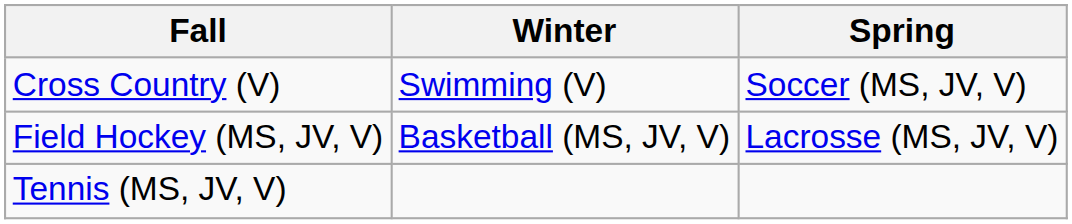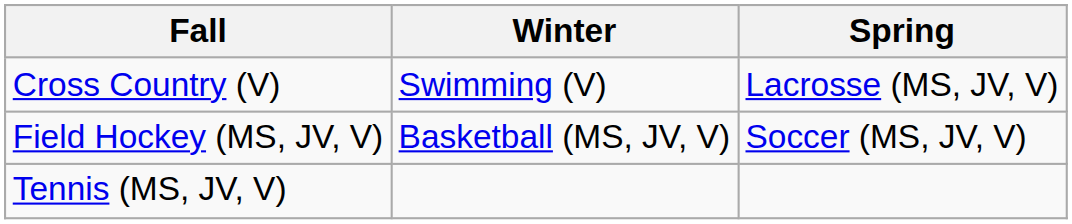(886, 84) Soccer (MS, JV, V) -> (902, 84) Lacrosse (MS, JV, V)
(902, 137) Lacrosse (MS, JV, V) -> (886, 137) Soccer (MS, JV, V)
